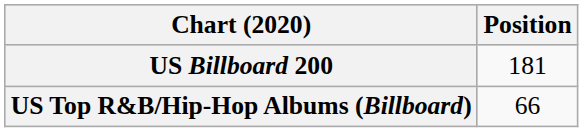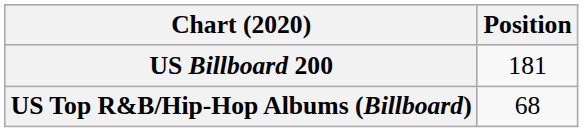(528, 106) 66 -> (528, 106) 68
